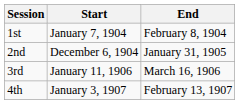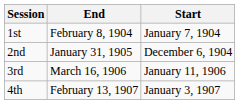columns swapped: (94, 14) <-> (188, 14)
